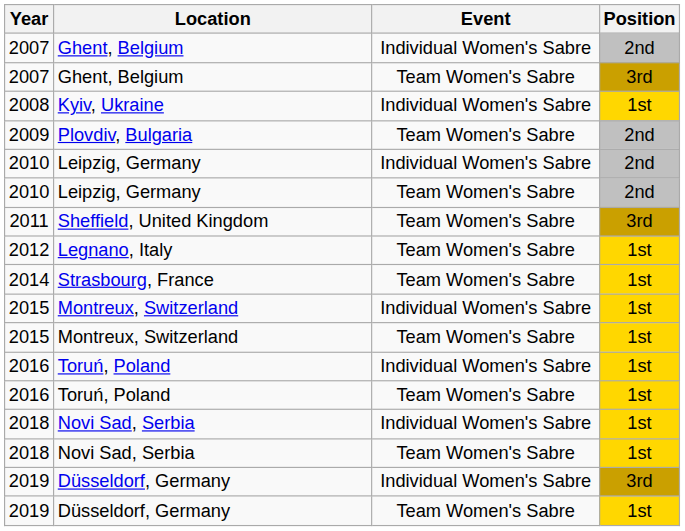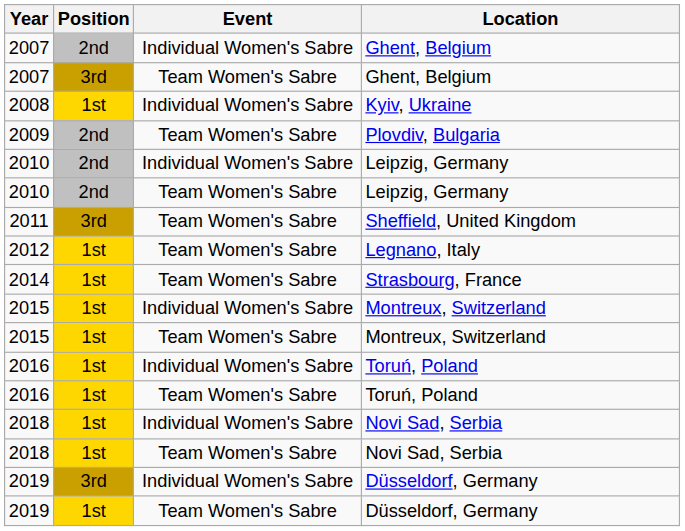columns swapped: (213, 18) <-> (640, 18)
